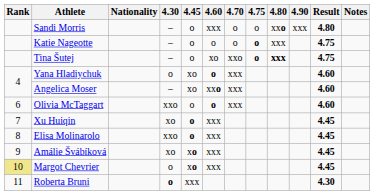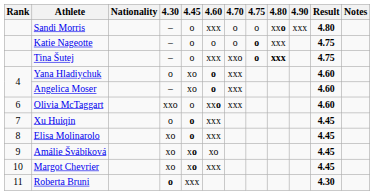(214, 58) xo -> (214, 58) xxx
(214, 89) xxo -> (214, 89) o
(214, 105) o -> (214, 105) xxo
(170, 120) xo -> (170, 120) o
(170, 136) xxo -> (170, 136) xo
(214, 151) xxx -> (214, 151) xo
(18, 167) khaki background -> (18, 167) no background
(170, 167) o -> (170, 167) xo
